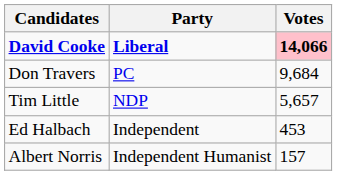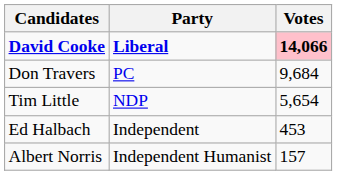(299, 101) 5,657 -> (299, 101) 5,654
